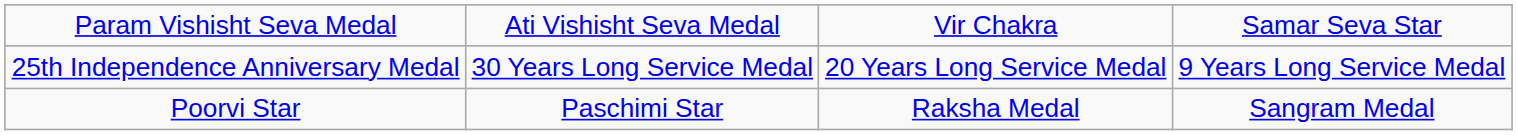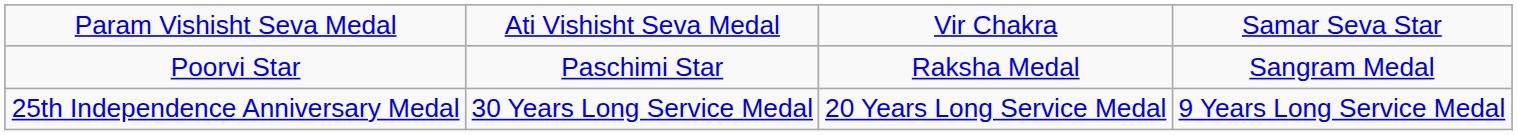rows swapped: (236, 108) <-> (236, 66)
